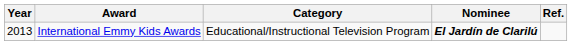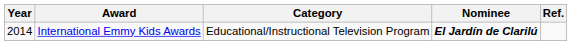(20, 31) 2013 -> (20, 31) 2014
